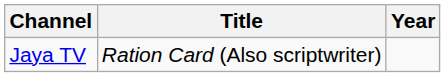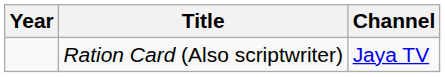columns swapped: (413, 21) <-> (51, 21)
